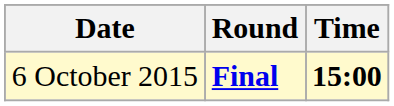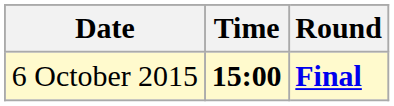columns swapped: (347, 28) <-> (255, 28)
